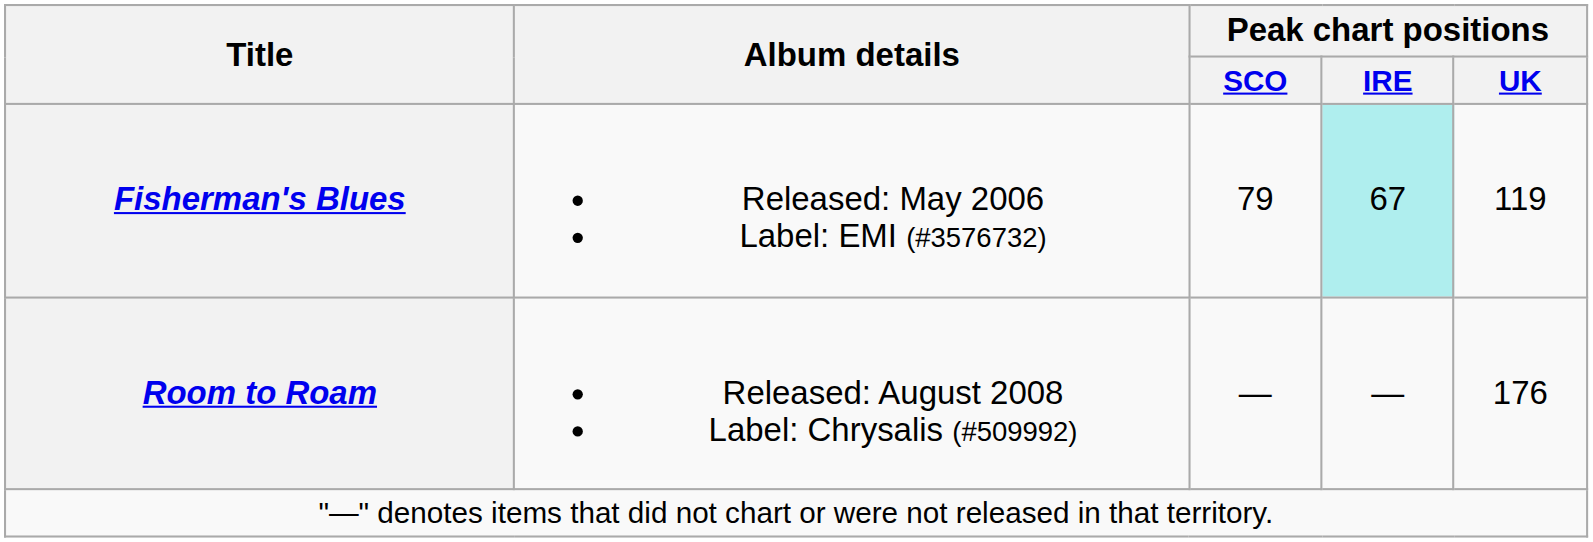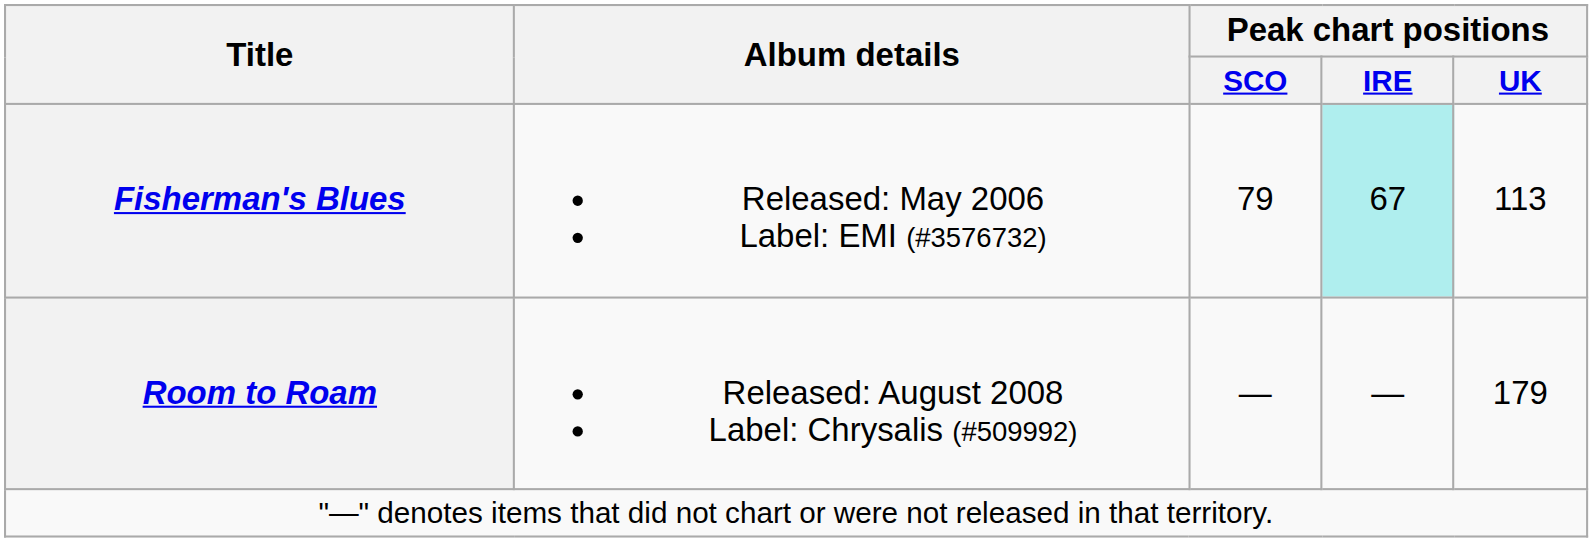(1520, 199) 119 -> (1520, 199) 113
(1520, 392) 176 -> (1520, 392) 179
